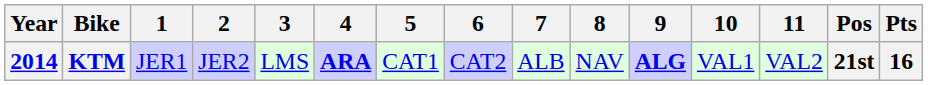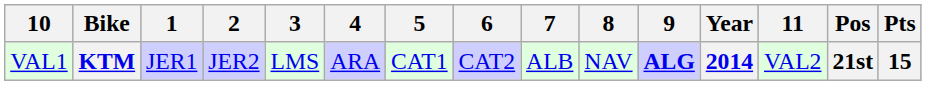columns swapped: (34, 23) <-> (726, 23)
(346, 60) bold -> (355, 60) normal
(901, 60) 16 -> (900, 60) 15
